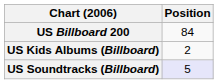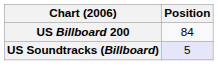- row: (83, 50)
